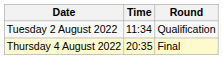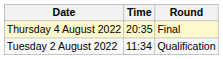rows swapped: (62, 29) <-> (64, 46)
